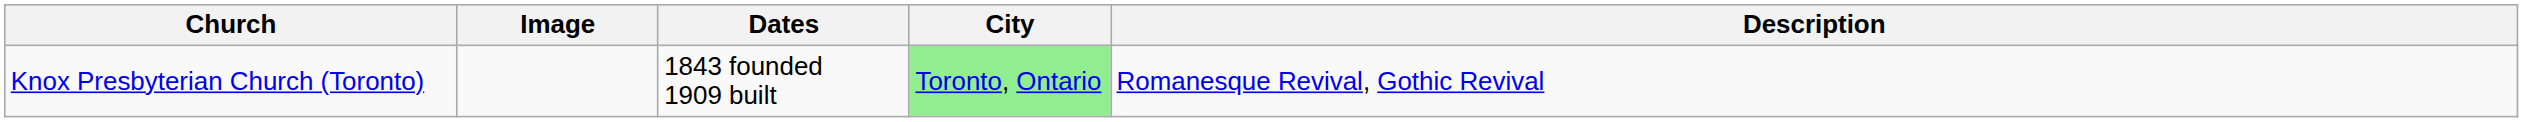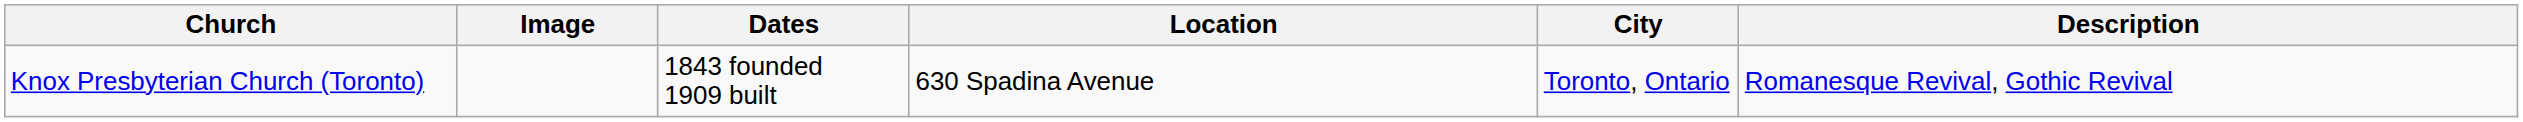+ column: (1224, 25)
(1008, 80) lightgreen background -> (1637, 80) no background
